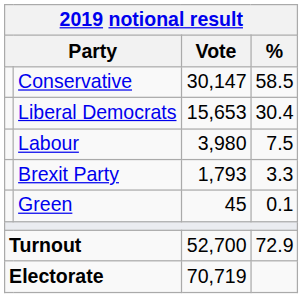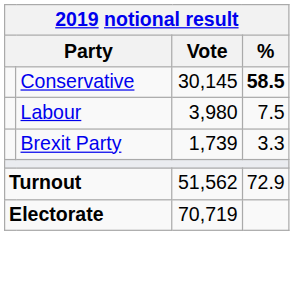(217, 81) 30,147 -> (208, 81) 30,145
(274, 81) normal -> (266, 81) bold
- row: (97, 112)
(222, 174) 1,793 -> (213, 143) 1,739
- row: (45, 205)
(217, 245) 52,700 -> (208, 183) 51,562
